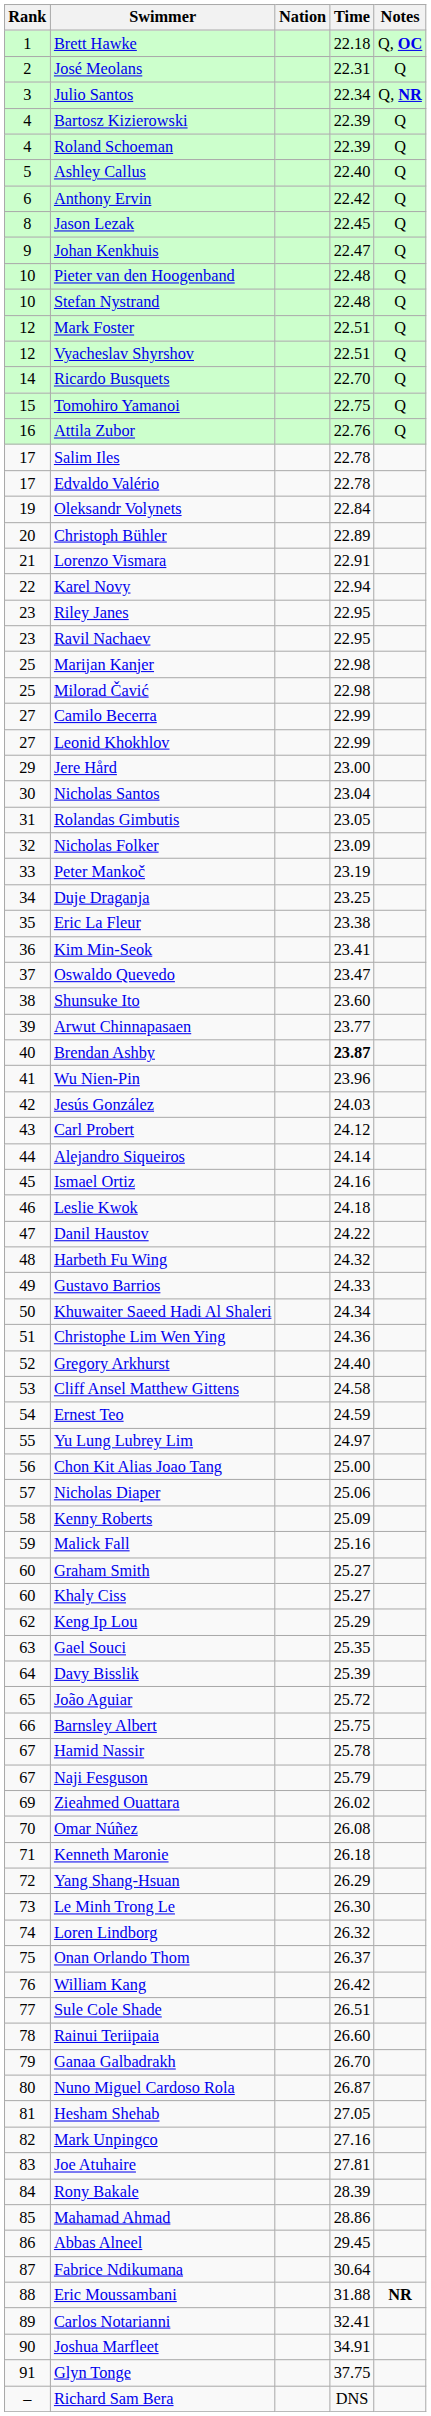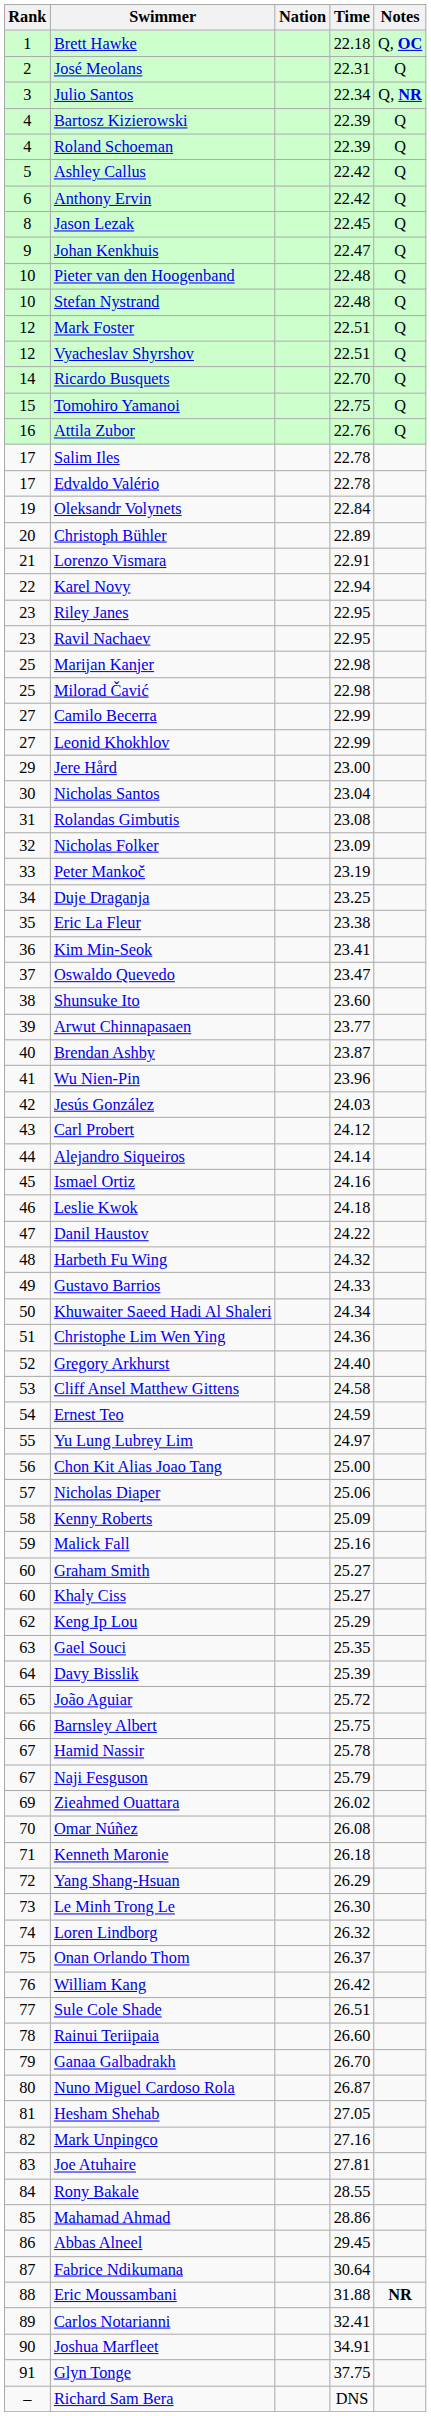(352, 172) 22.40 -> (352, 172) 22.42
(352, 819) 23.05 -> (352, 819) 23.08
(352, 1052) bold -> (352, 1052) normal
(352, 2191) 28.39 -> (352, 2191) 28.55
